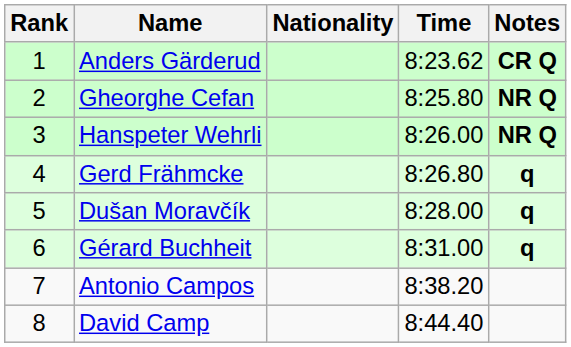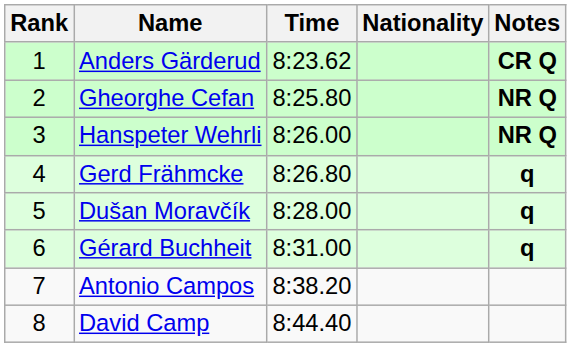columns swapped: (333, 23) <-> (444, 23)
